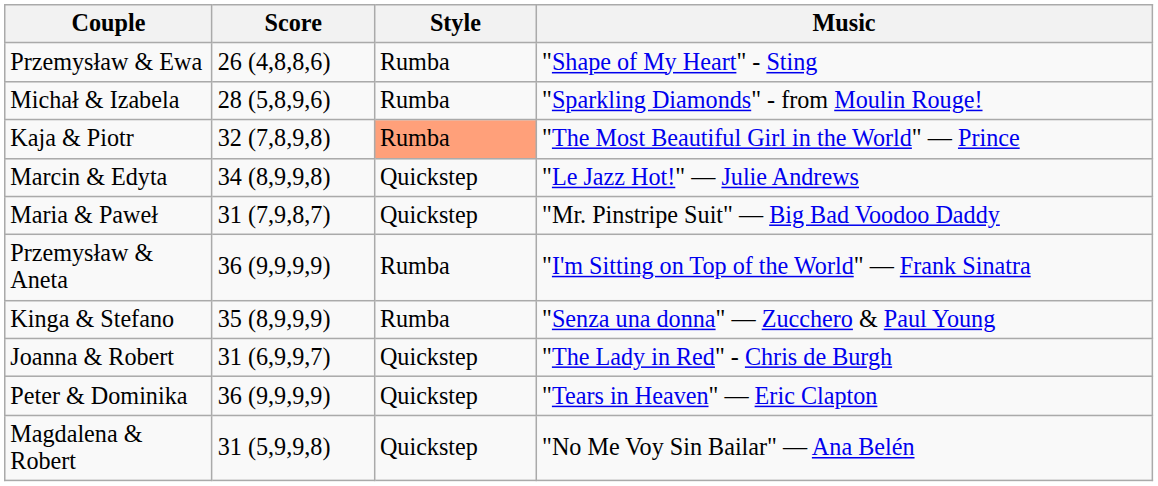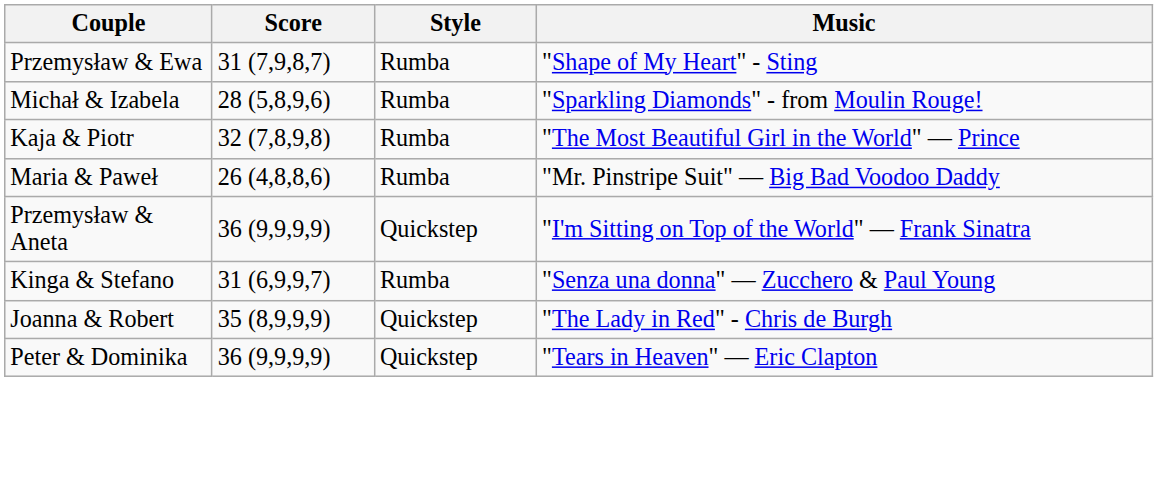(274, 61) 26 (4,8,8,6) -> (274, 61) 31 (7,9,8,7)
(415, 138) lightsalmon background -> (415, 138) no background
- row: (89, 176)
(274, 215) 31 (7,9,8,7) -> (274, 176) 26 (4,8,8,6)
(429, 215) Quickstep -> (415, 176) Rumba
(415, 267) Rumba -> (429, 228) Quickstep
(274, 319) 35 (8,9,9,9) -> (274, 280) 31 (6,9,9,7)
(274, 357) 31 (6,9,9,7) -> (274, 319) 35 (8,9,9,9)
- row: (76, 447)
